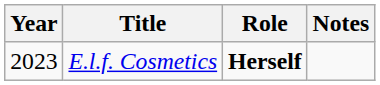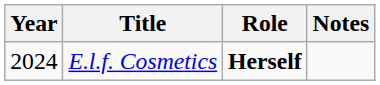(34, 60) 2023 -> (34, 60) 2024
